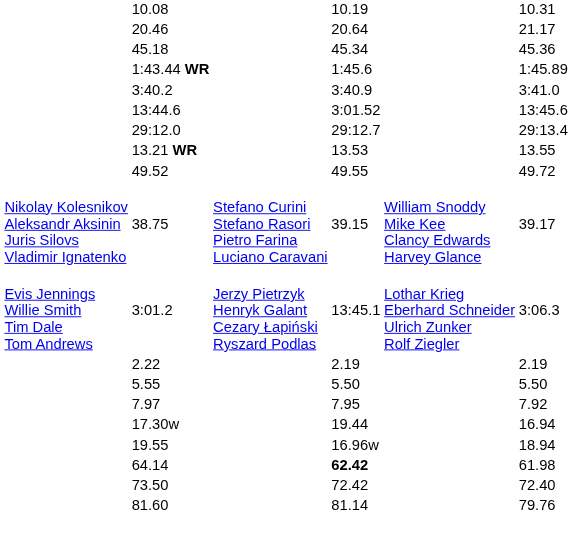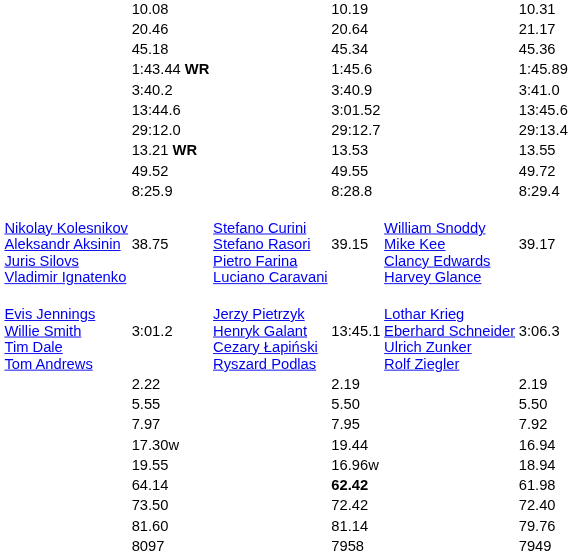+ row: (152, 191)
+ row: (148, 546)
